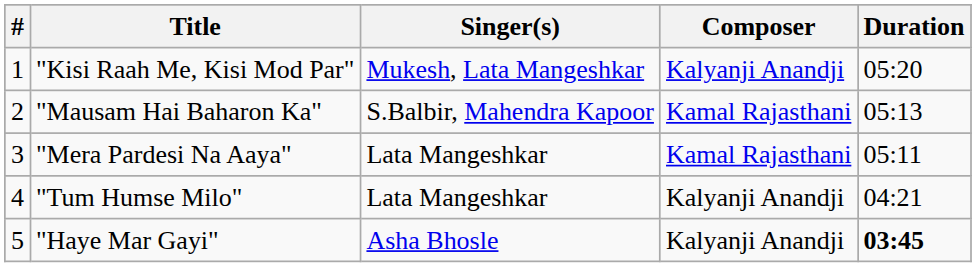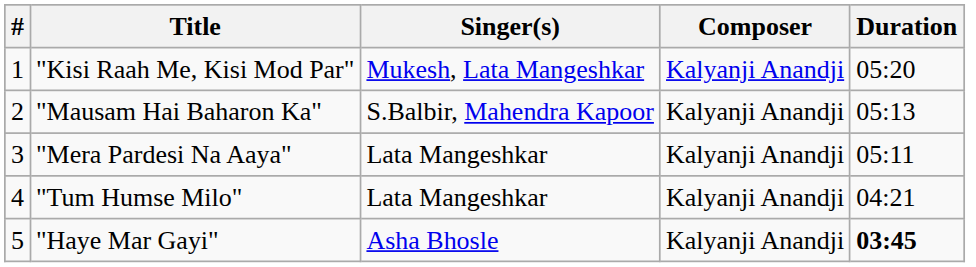(759, 111) Kamal Rajasthani -> (755, 111) Kalyanji Anandji
(759, 154) Kamal Rajasthani -> (755, 154) Kalyanji Anandji
